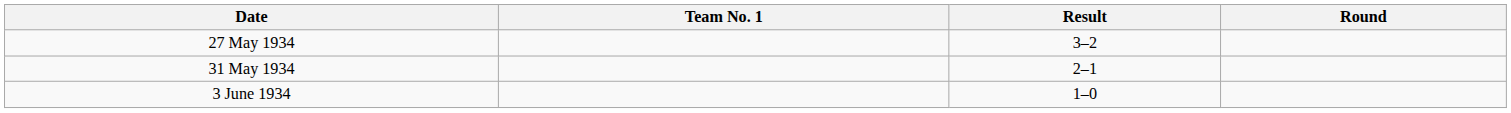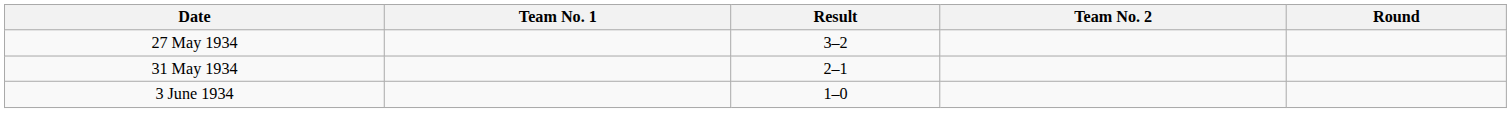+ column: (1113, 17)
